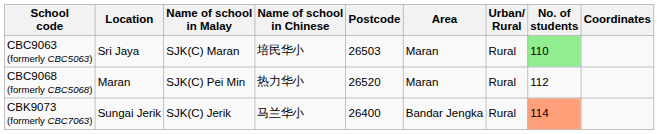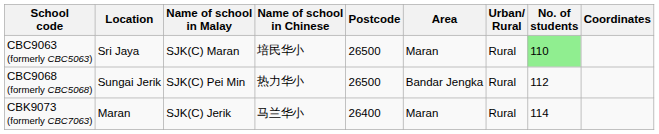(365, 51) 26503 -> (365, 51) 26500
(114, 82) Maran -> (129, 82) Sungai Jerik
(365, 82) 26520 -> (365, 82) 26500
(422, 82) Maran -> (444, 82) Bandar Jengka
(129, 113) Sungai Jerik -> (114, 113) Maran
(444, 113) Bandar Jengka -> (422, 113) Maran
(540, 113) lightsalmon background -> (540, 113) no background
